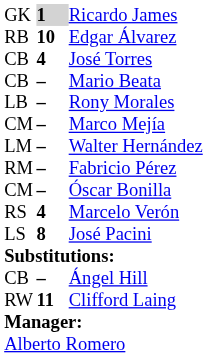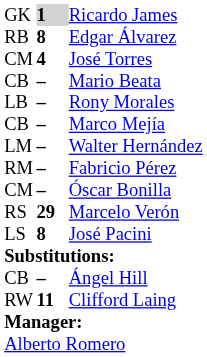(46, 36) 10 -> (41, 36) 8
(17, 58) CB -> (19, 58) CM
(19, 124) CM -> (17, 124) CB
(41, 212) 4 -> (46, 212) 29
